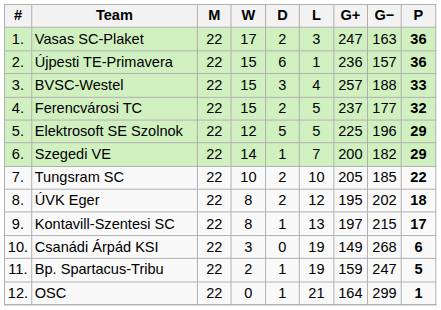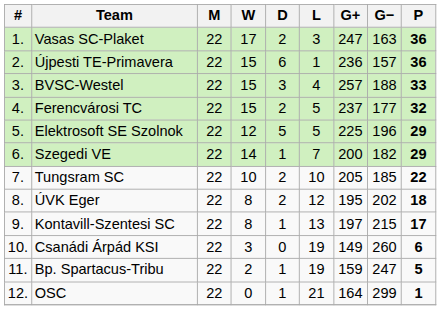(384, 246) 268 -> (384, 246) 260
